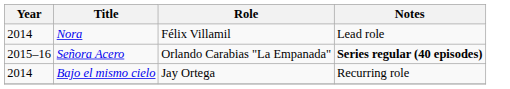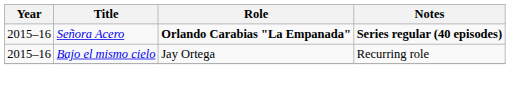- row: (70, 34)
(246, 53) normal -> (256, 34) bold
(20, 73) 2014 -> (29, 53) 2015–16
